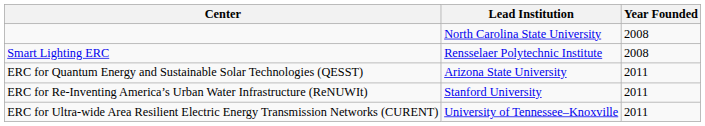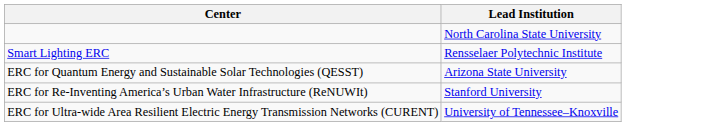- column: (661, 14)
